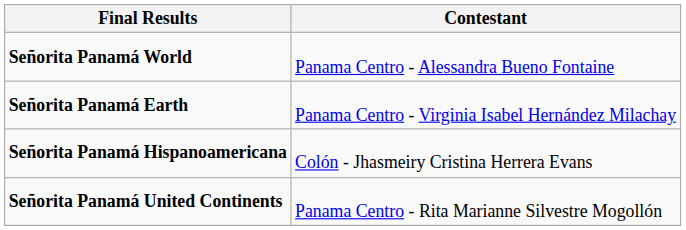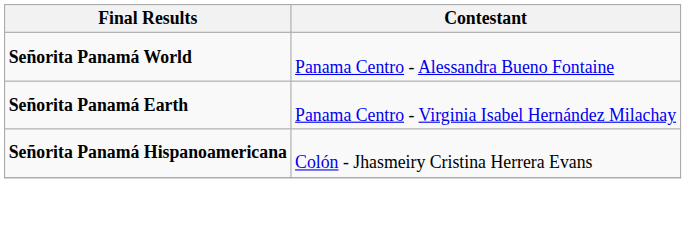- row: (146, 201)
